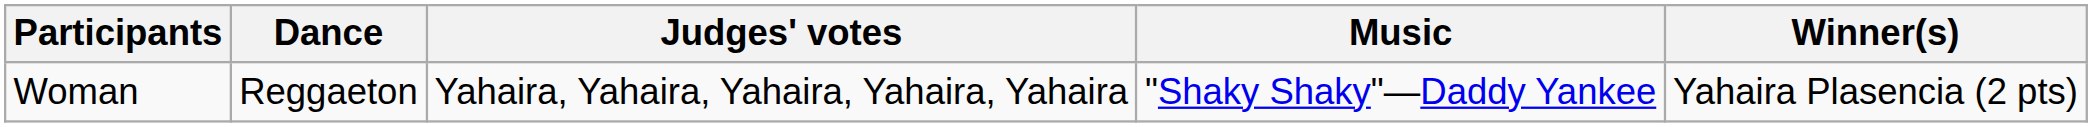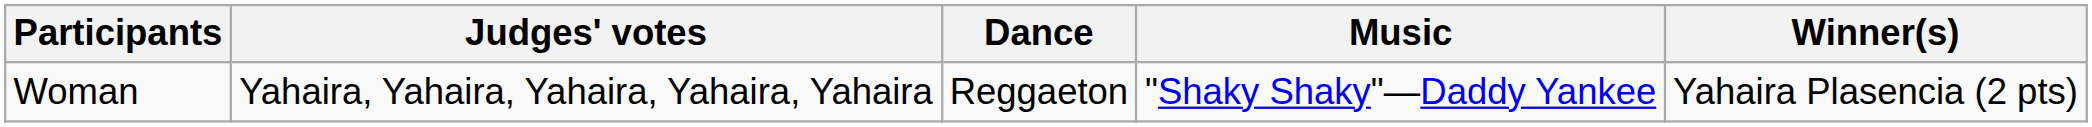columns swapped: (781, 33) <-> (328, 33)
